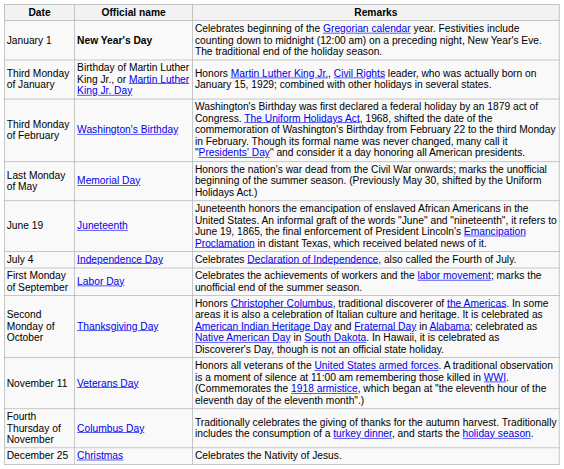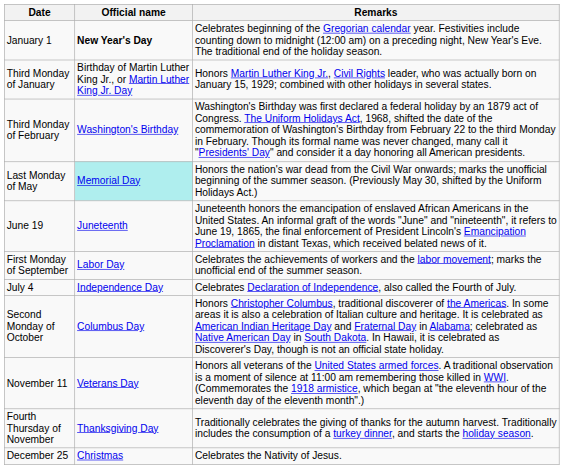(109, 181) no background -> (109, 181) paleturquoise background
rows swapped: (20, 259) <-> (37, 281)
(118, 326) Thanksgiving Day -> (111, 326) Columbus Day
(111, 428) Columbus Day -> (118, 428) Thanksgiving Day
